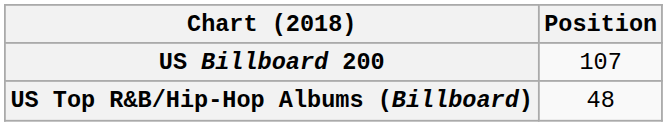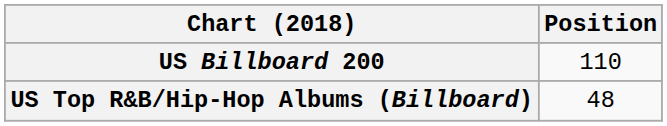(601, 62) 107 -> (601, 62) 110
